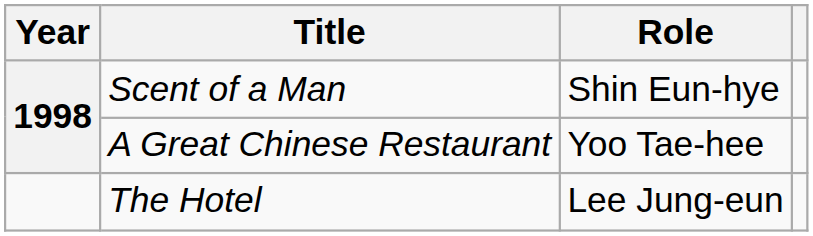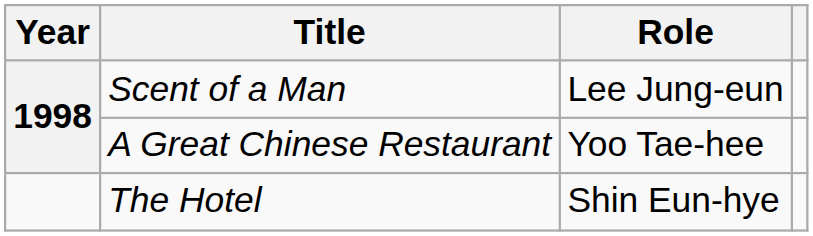(674, 88) Shin Eun-hye -> (676, 88) Lee Jung-eun
(676, 200) Lee Jung-eun -> (674, 200) Shin Eun-hye
